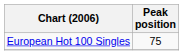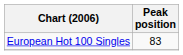(155, 41) 75 -> (155, 41) 83
